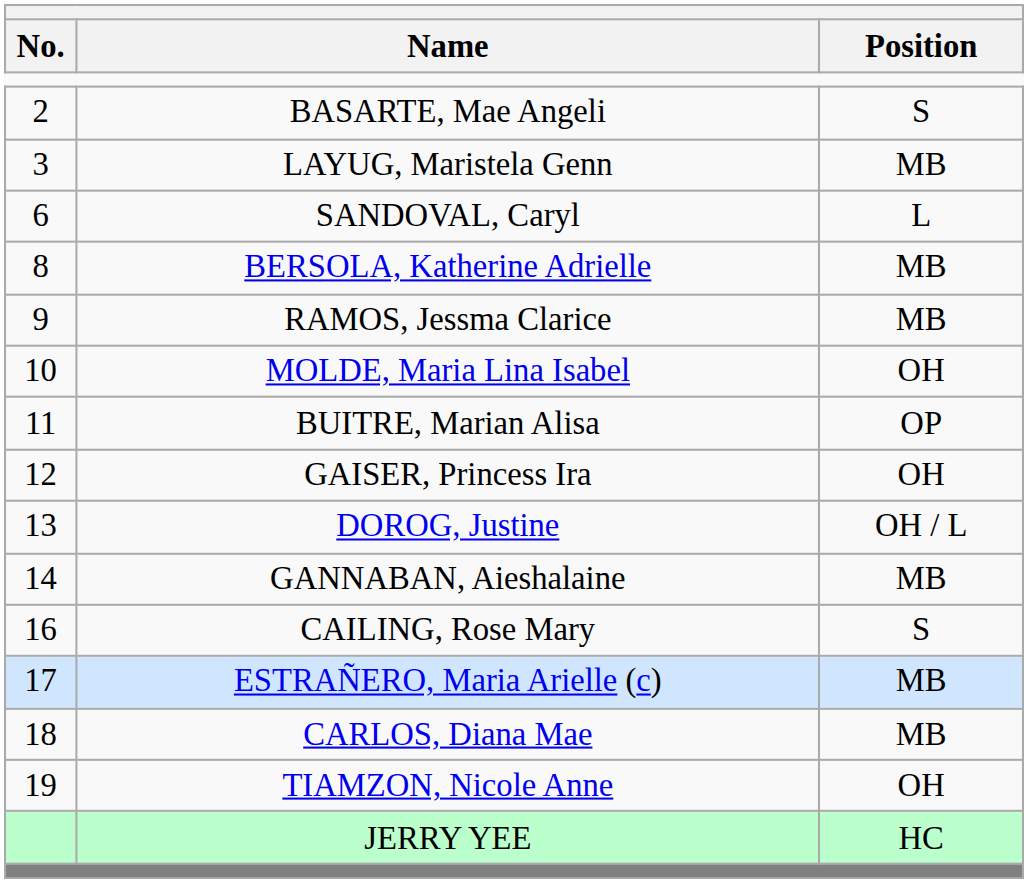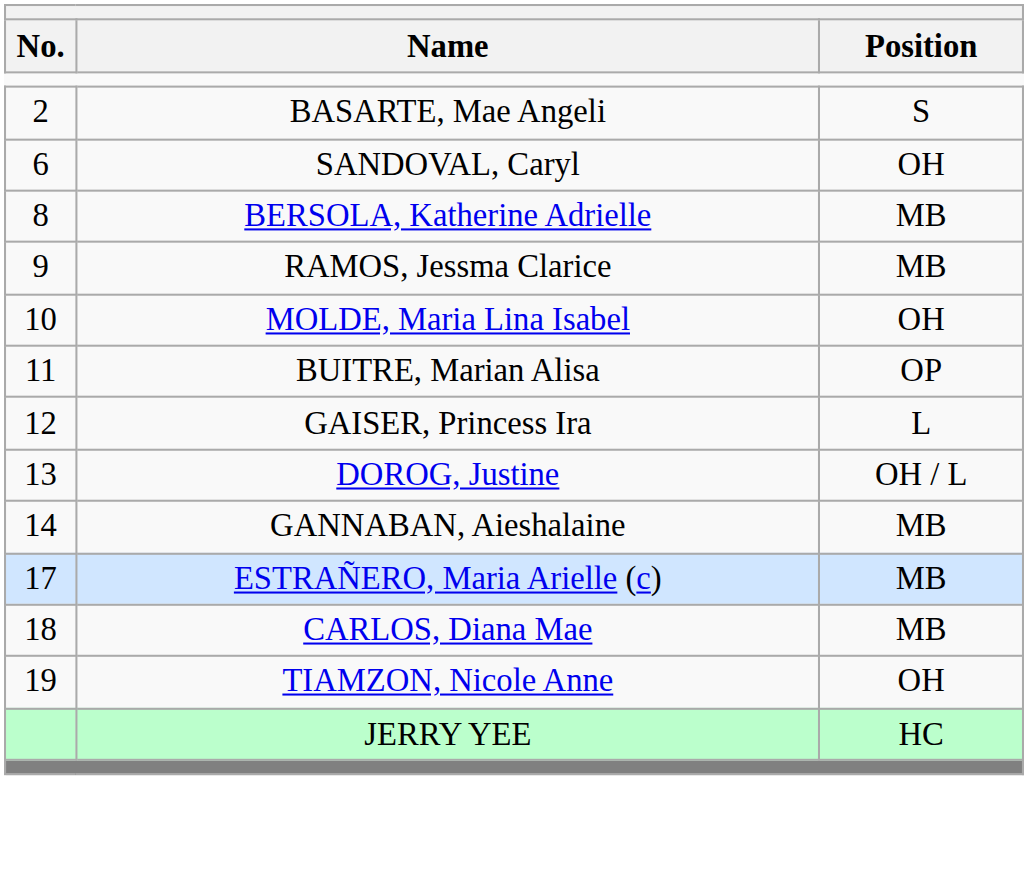- row: (41, 164)
(921, 215) L -> (921, 164) OH
(921, 474) OH -> (921, 422) L
- row: (41, 629)
